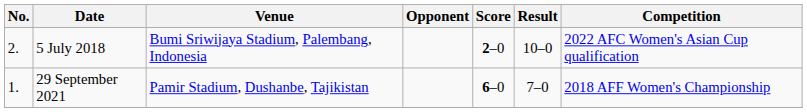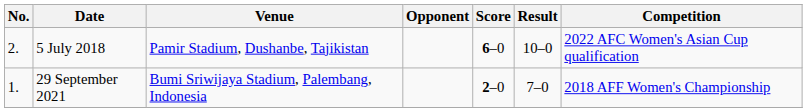(261, 47) Bumi Sriwijaya Stadium, Palembang, Indonesia -> (259, 47) Pamir Stadium, Dushanbe, Tajikistan
(493, 47) 2–0 -> (493, 47) 6–0
(259, 87) Pamir Stadium, Dushanbe, Tajikistan -> (261, 87) Bumi Sriwijaya Stadium, Palembang, Indonesia
(493, 87) 6–0 -> (493, 87) 2–0
